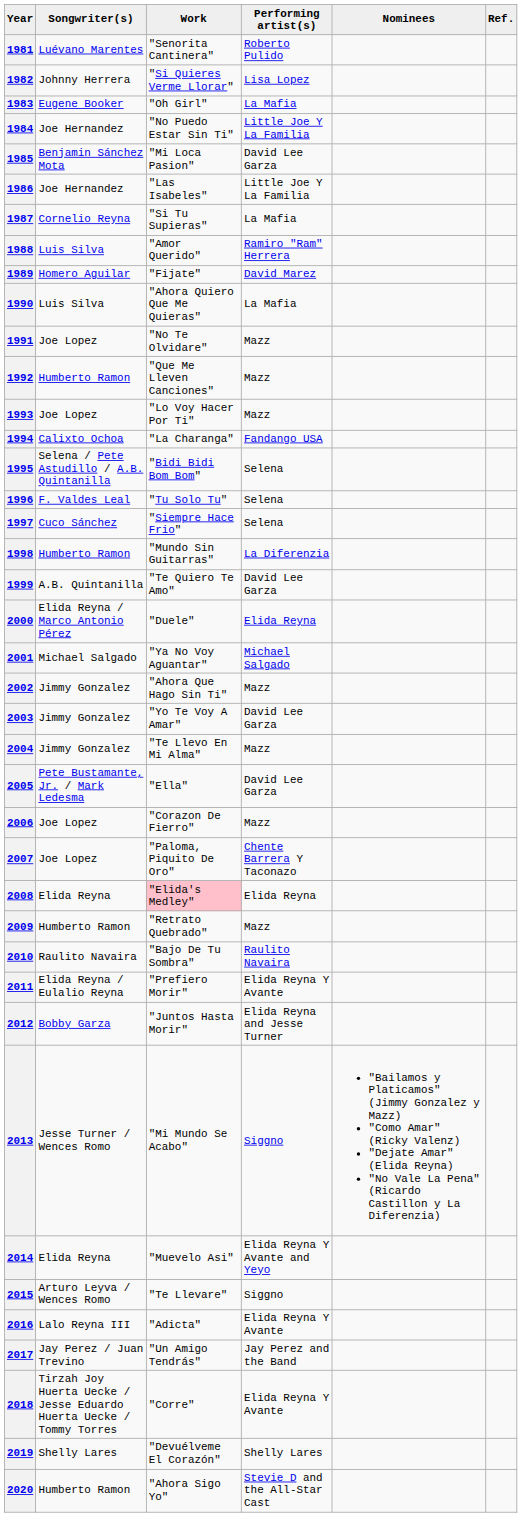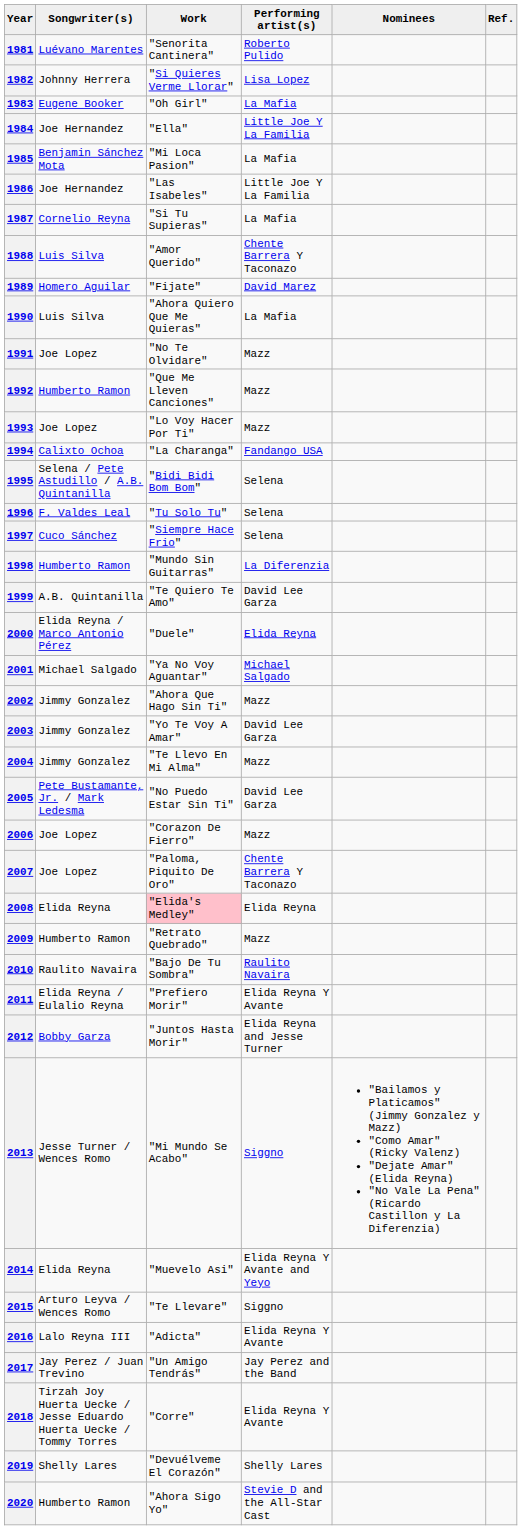(191, 129) "No Puedo Estar Sin Ti" -> (168, 129) "Ella"
(274, 159) David Lee Garza -> (270, 159) La Mafia
(283, 250) Ramiro "Ram" Herrera -> (274, 256) Chente Barrera Y Taconazo
(168, 786) "Ella" -> (191, 798) "No Puedo Estar Sin Ti"
